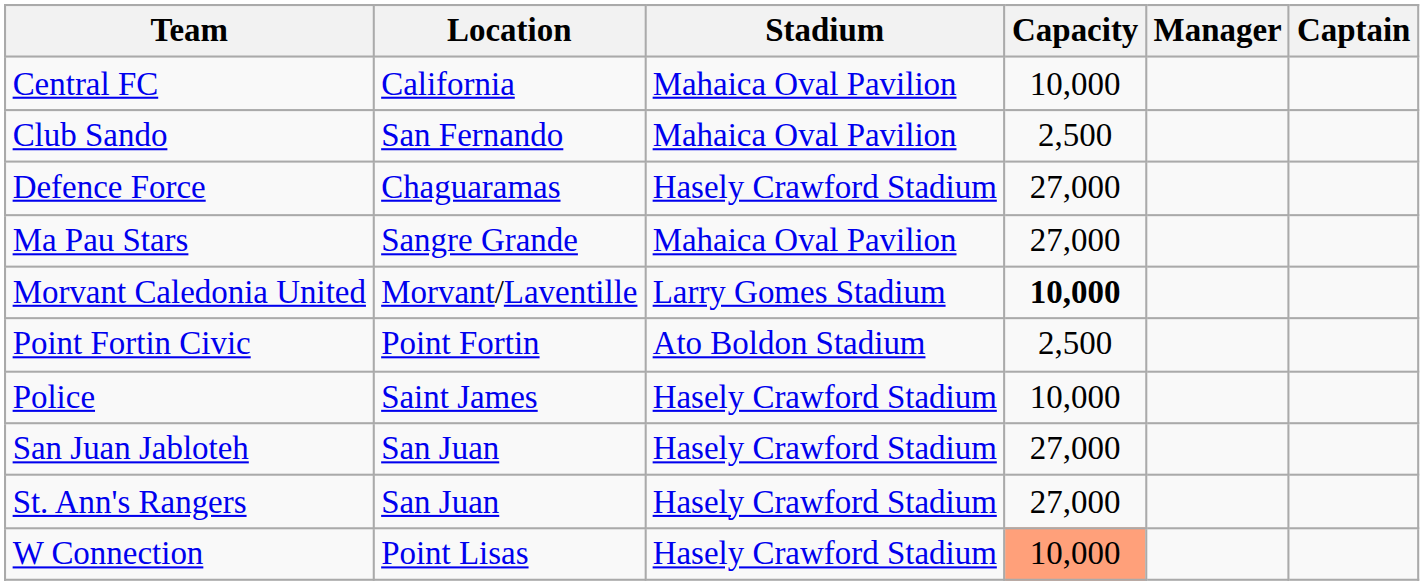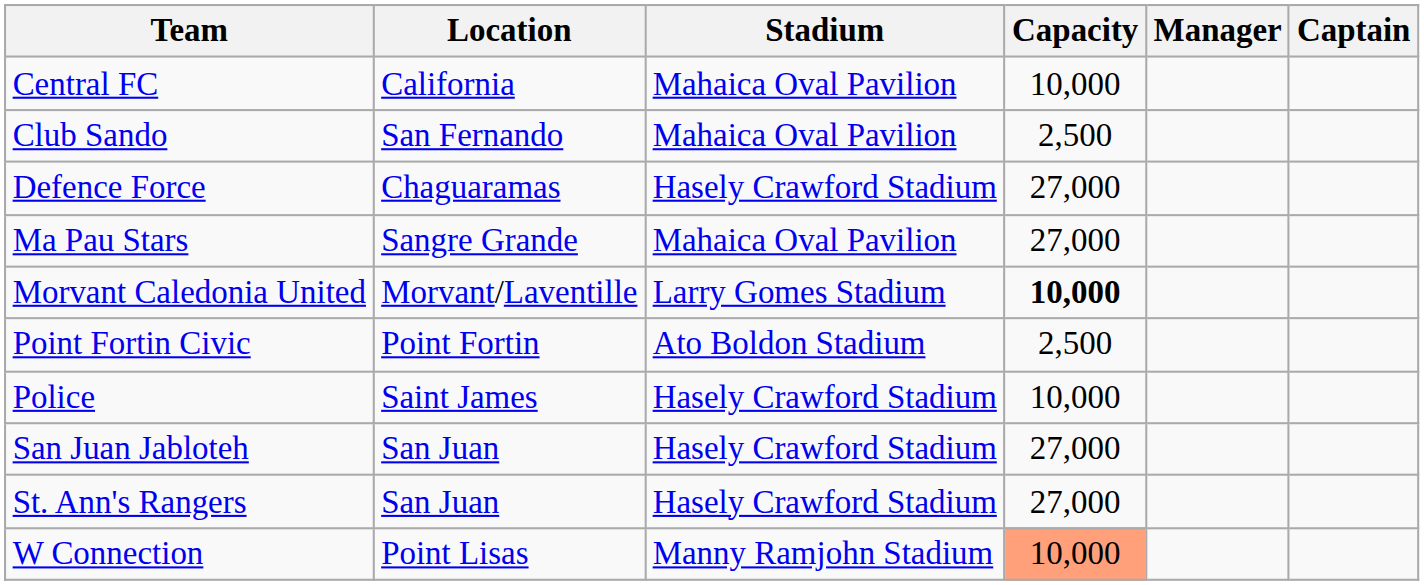(825, 553) Hasely Crawford Stadium -> (823, 553) Manny Ramjohn Stadium
